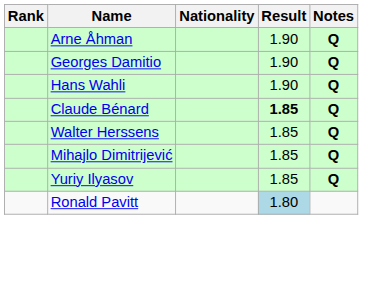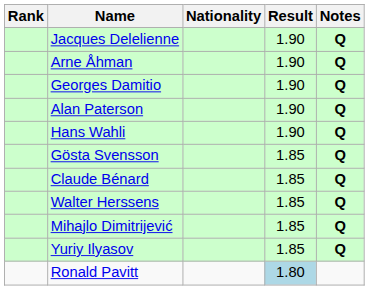+ row: (115, 39)
+ row: (97, 109)
+ row: (105, 156)
(284, 109) bold -> (290, 179) normal
